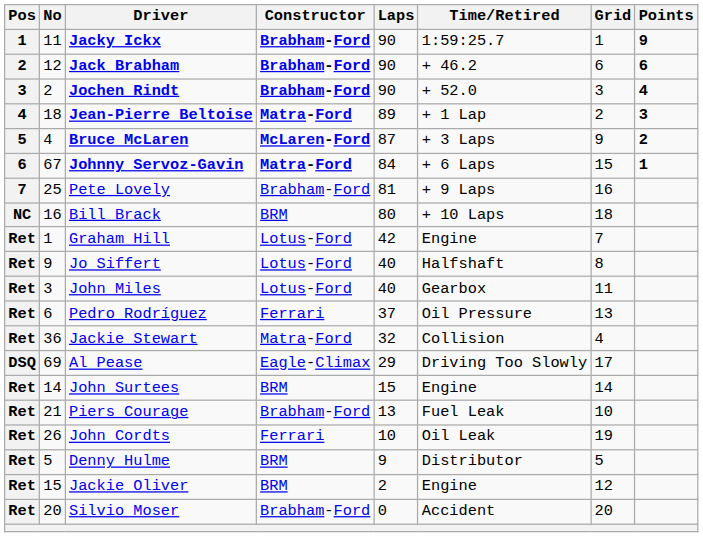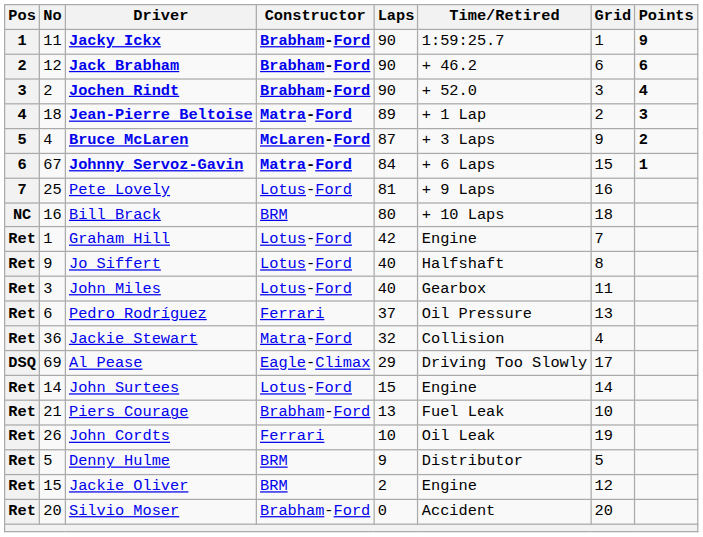(315, 190) Brabham-Ford -> (306, 190) Lotus-Ford
(274, 388) BRM -> (306, 388) Lotus-Ford
